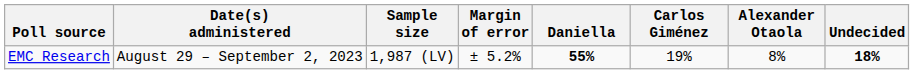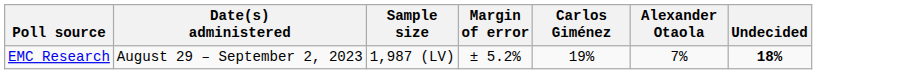- column: (582, 33)
(777, 57) 8% -> (679, 57) 7%
